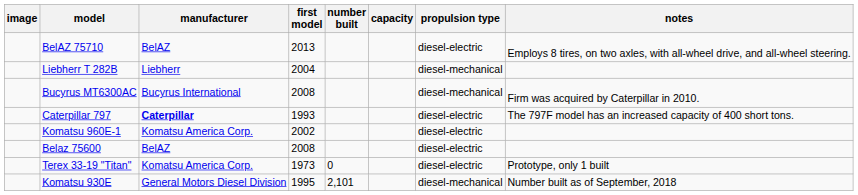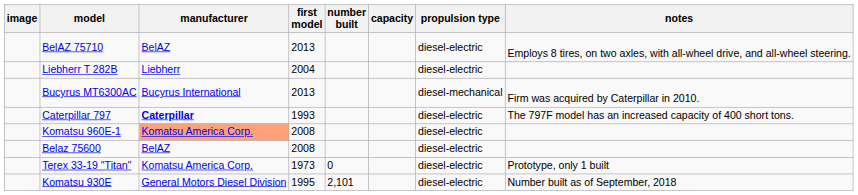(460, 70) diesel-mechanical -> (450, 70) diesel-electric
(303, 92) 2008 -> (303, 92) 2013
(197, 132) no background -> (197, 132) lightsalmon background
(303, 132) 2002 -> (303, 132) 2008
(460, 182) diesel-mechanical -> (450, 182) diesel-electric
